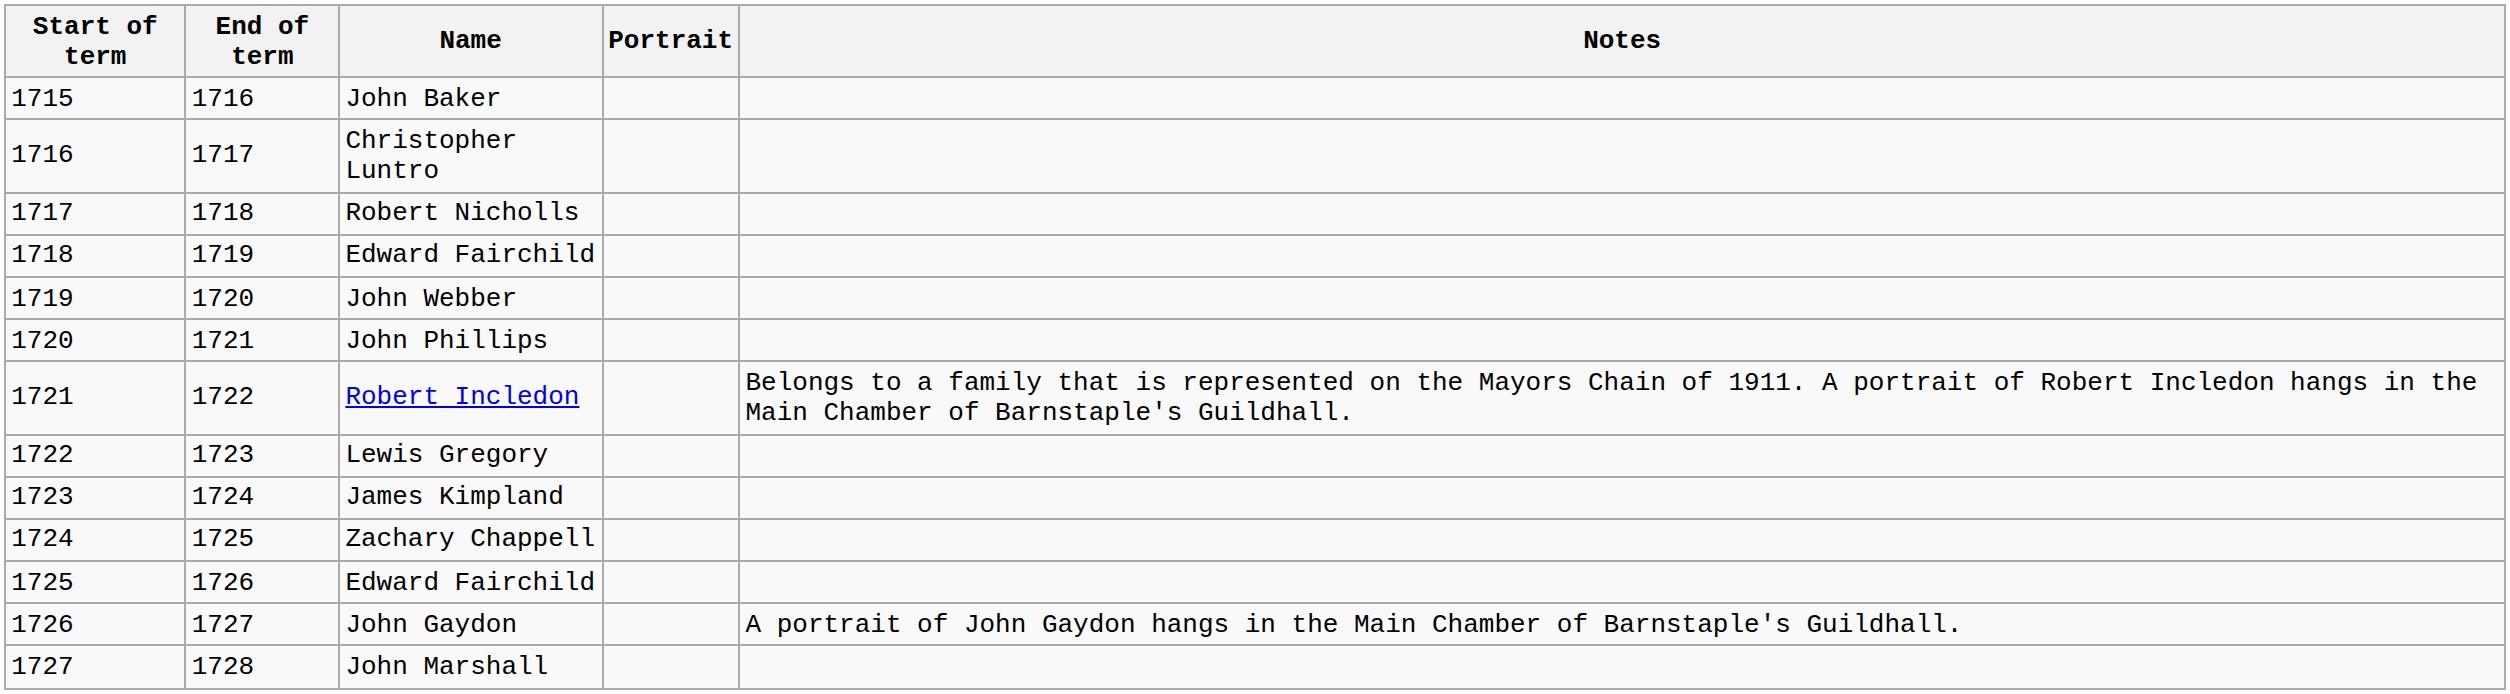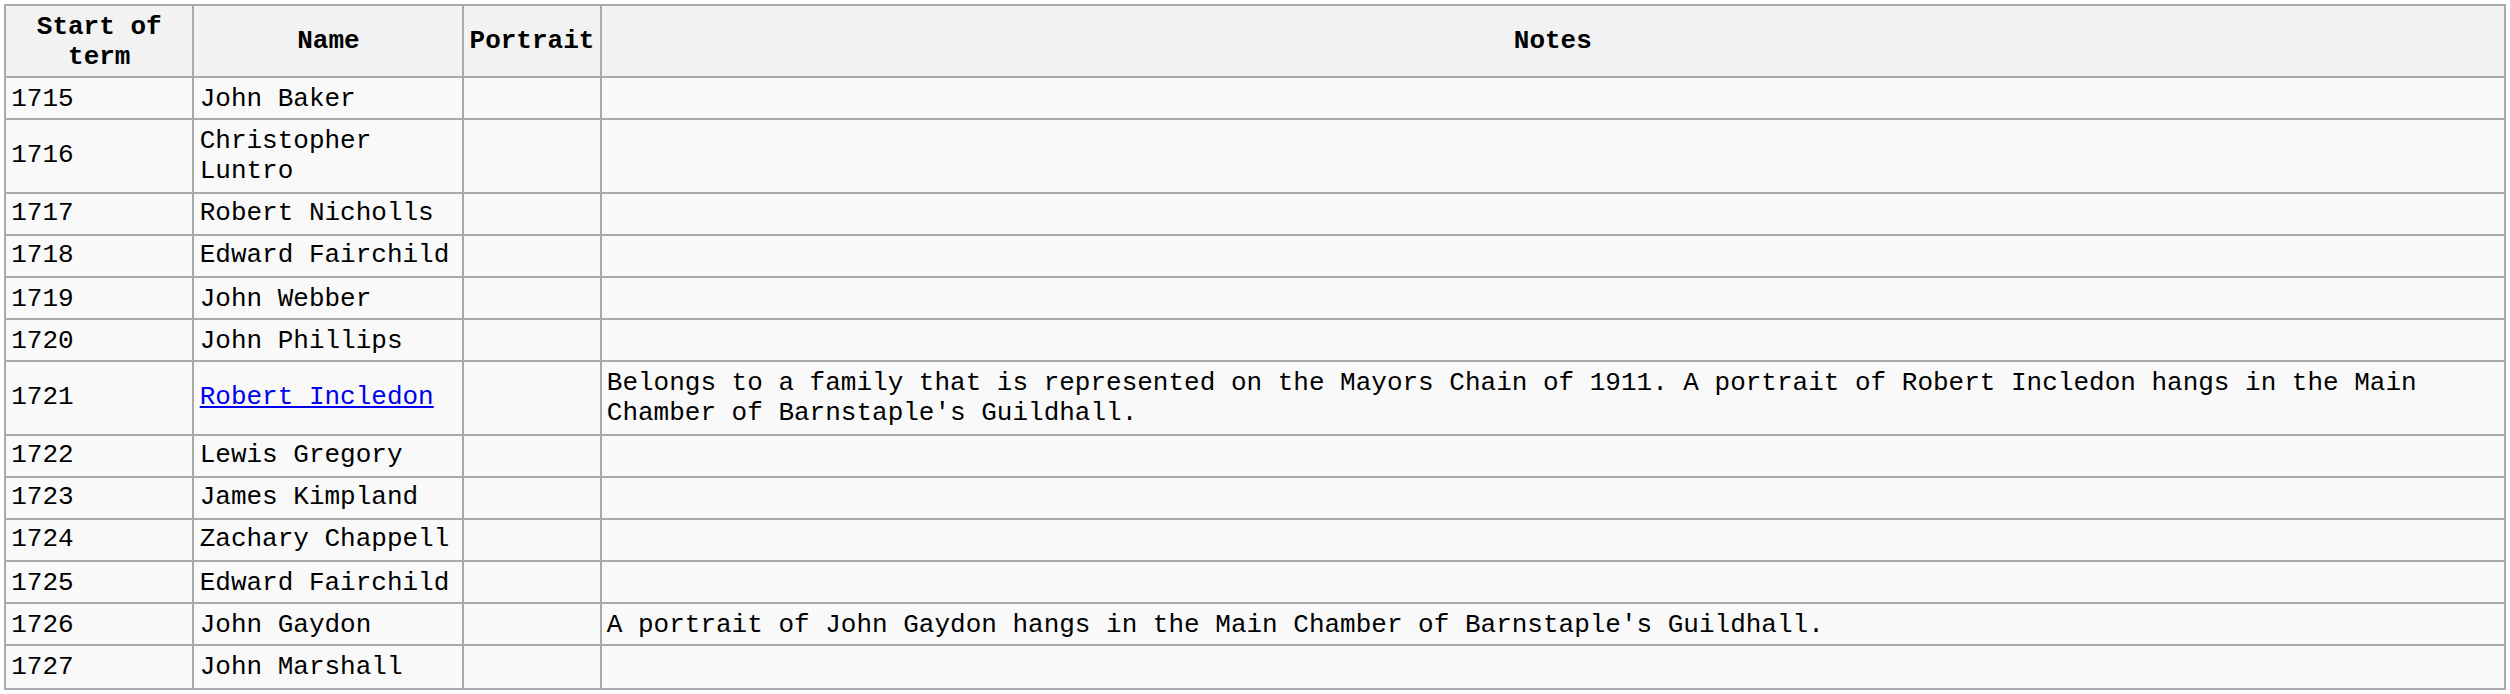- column: (262, 41)
